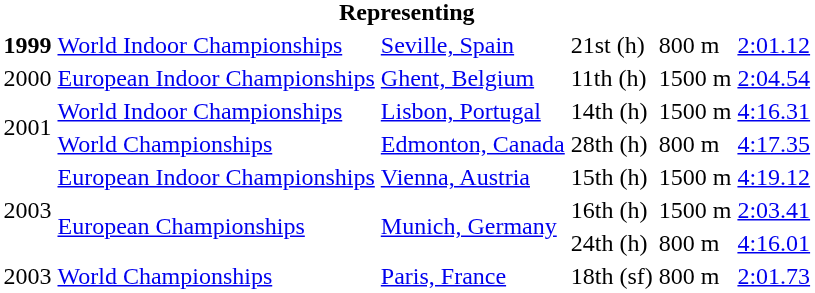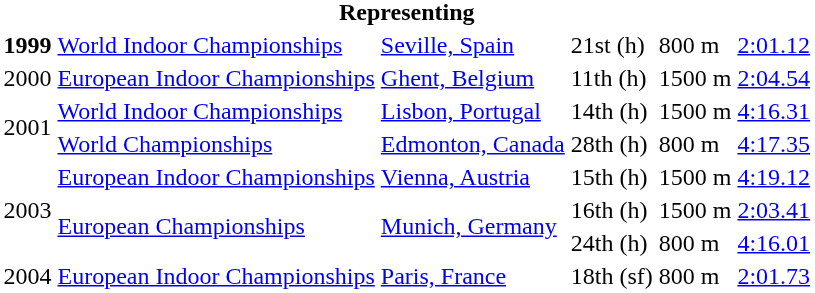(28, 275) 2003 -> (28, 275) 2004
(165, 275) World Championships -> (216, 275) European Indoor Championships
